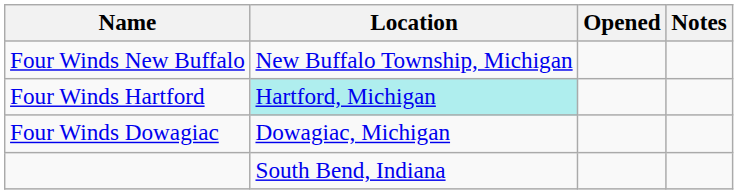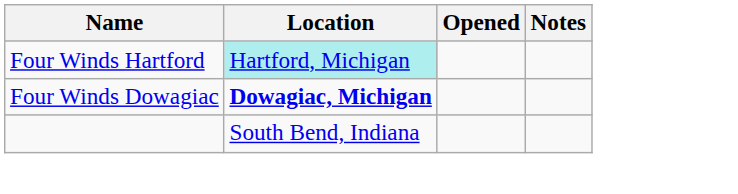- row: (127, 59)
(353, 133) normal -> (331, 96) bold
